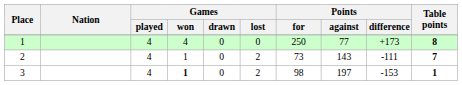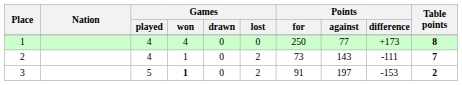(149, 73) 4 -> (149, 73) 5
(299, 73) 98 -> (299, 73) 91
(435, 73) 1 -> (435, 73) 2
